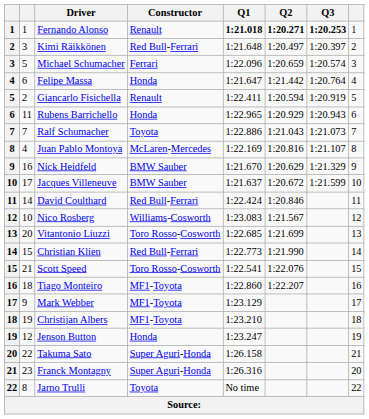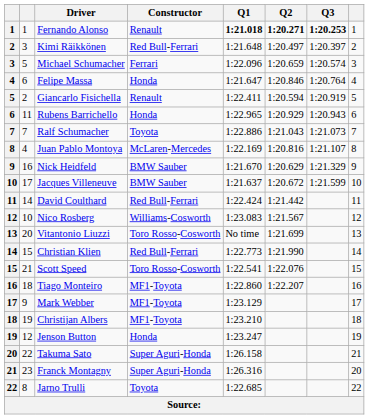(286, 80) 1:21.442 -> (286, 80) 1:20.846
(286, 200) 1:20.846 -> (286, 200) 1:21.442
(244, 234) 1:22.685 -> (242, 234) No time
(242, 387) No time -> (244, 387) 1:22.685
